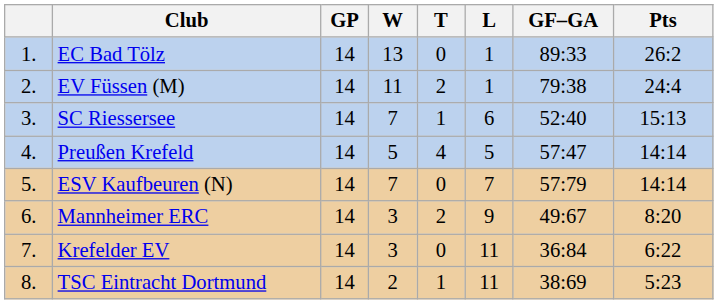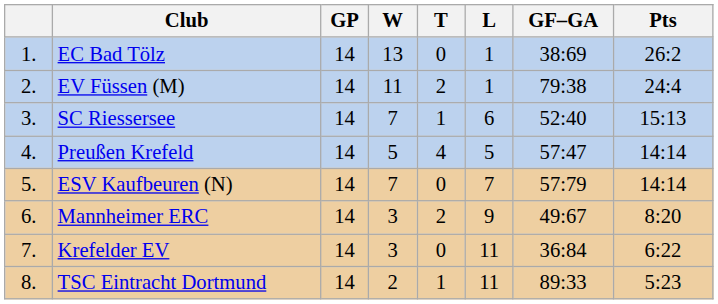(563, 53) 89:33 -> (563, 53) 38:69
(563, 282) 38:69 -> (563, 282) 89:33
